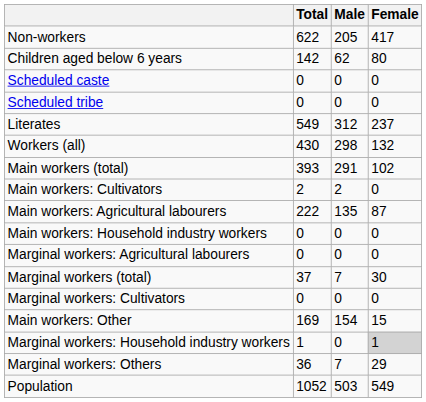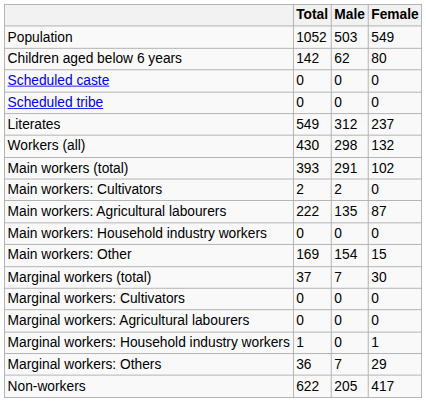rows swapped: (40, 386) <-> (47, 37)
rows swapped: (70, 320) <-> (128, 255)
(375, 342) lightgrey background -> (375, 342) no background
